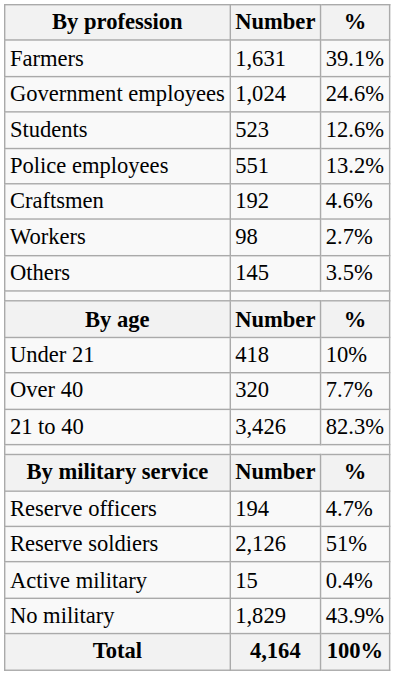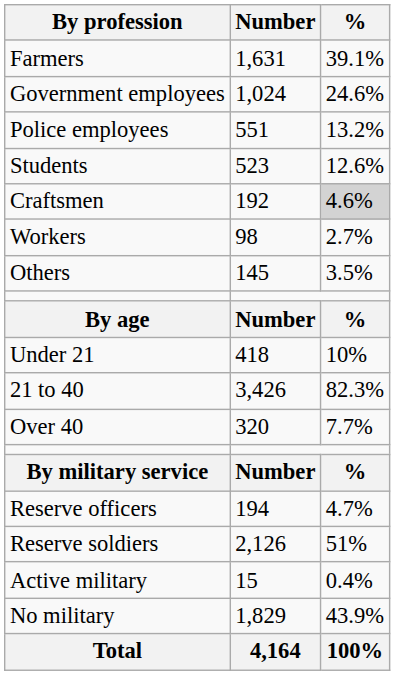rows swapped: (89, 165) <-> (49, 129)
(349, 201) no background -> (349, 201) lightgrey background
rows swapped: (47, 426) <-> (47, 390)
